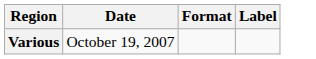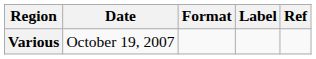+ column: (296, 16)
